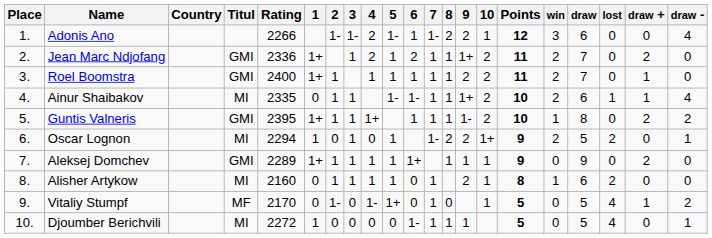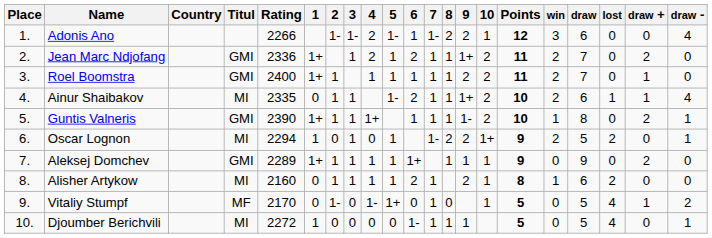(414, 98) 1- -> (414, 98) 2
(281, 118) 2395 -> (281, 118) 2390
(688, 118) 2 -> (688, 118) 1
(414, 181) 0 -> (414, 181) 2
